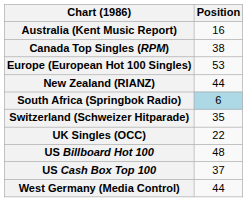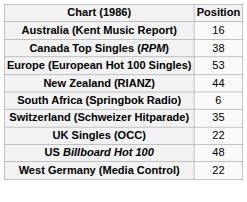(218, 100) lightblue background -> (218, 100) no background
- row: (99, 170)
(218, 188) 44 -> (218, 170) 22
